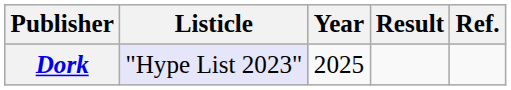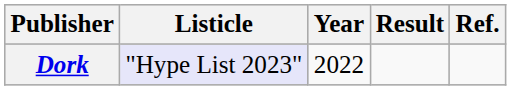(339, 64) 2025 -> (339, 64) 2022
